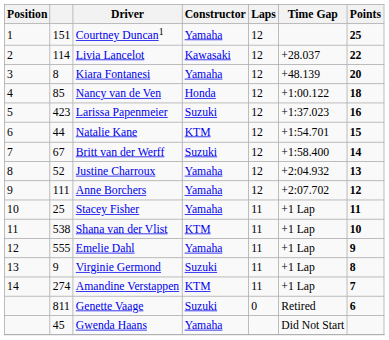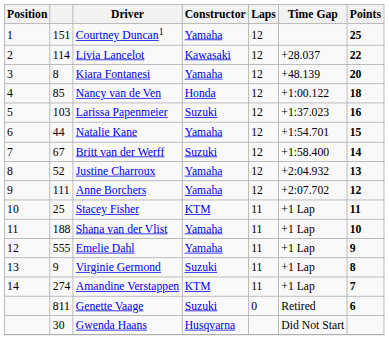(62, 113) 423 -> (62, 113) 103
(198, 132) KTM -> (204, 132) Yamaha
(204, 209) Yamaha -> (198, 209) KTM
(62, 228) 538 -> (62, 228) 188
(198, 228) KTM -> (204, 228) Yamaha
(59, 325) 45 -> (59, 325) 30
(204, 325) Yamaha -> (210, 325) Husqvarna
